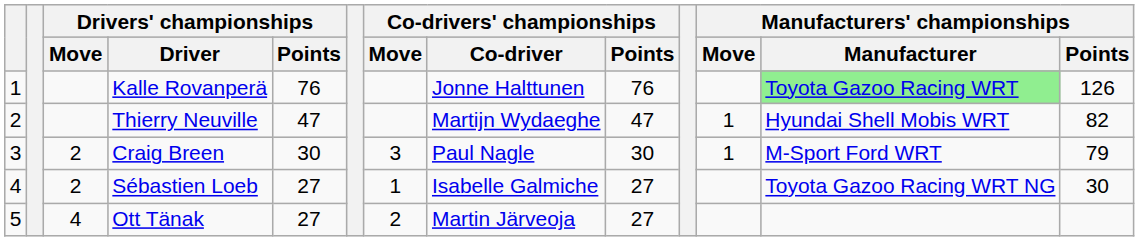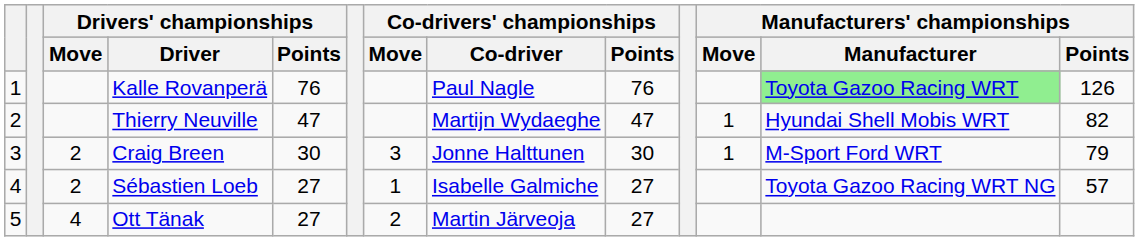(508, 87) Jonne Halttunen -> (483, 87) Paul Nagle
(483, 153) Paul Nagle -> (508, 153) Jonne Halttunen
(1097, 186) 30 -> (1097, 186) 57
